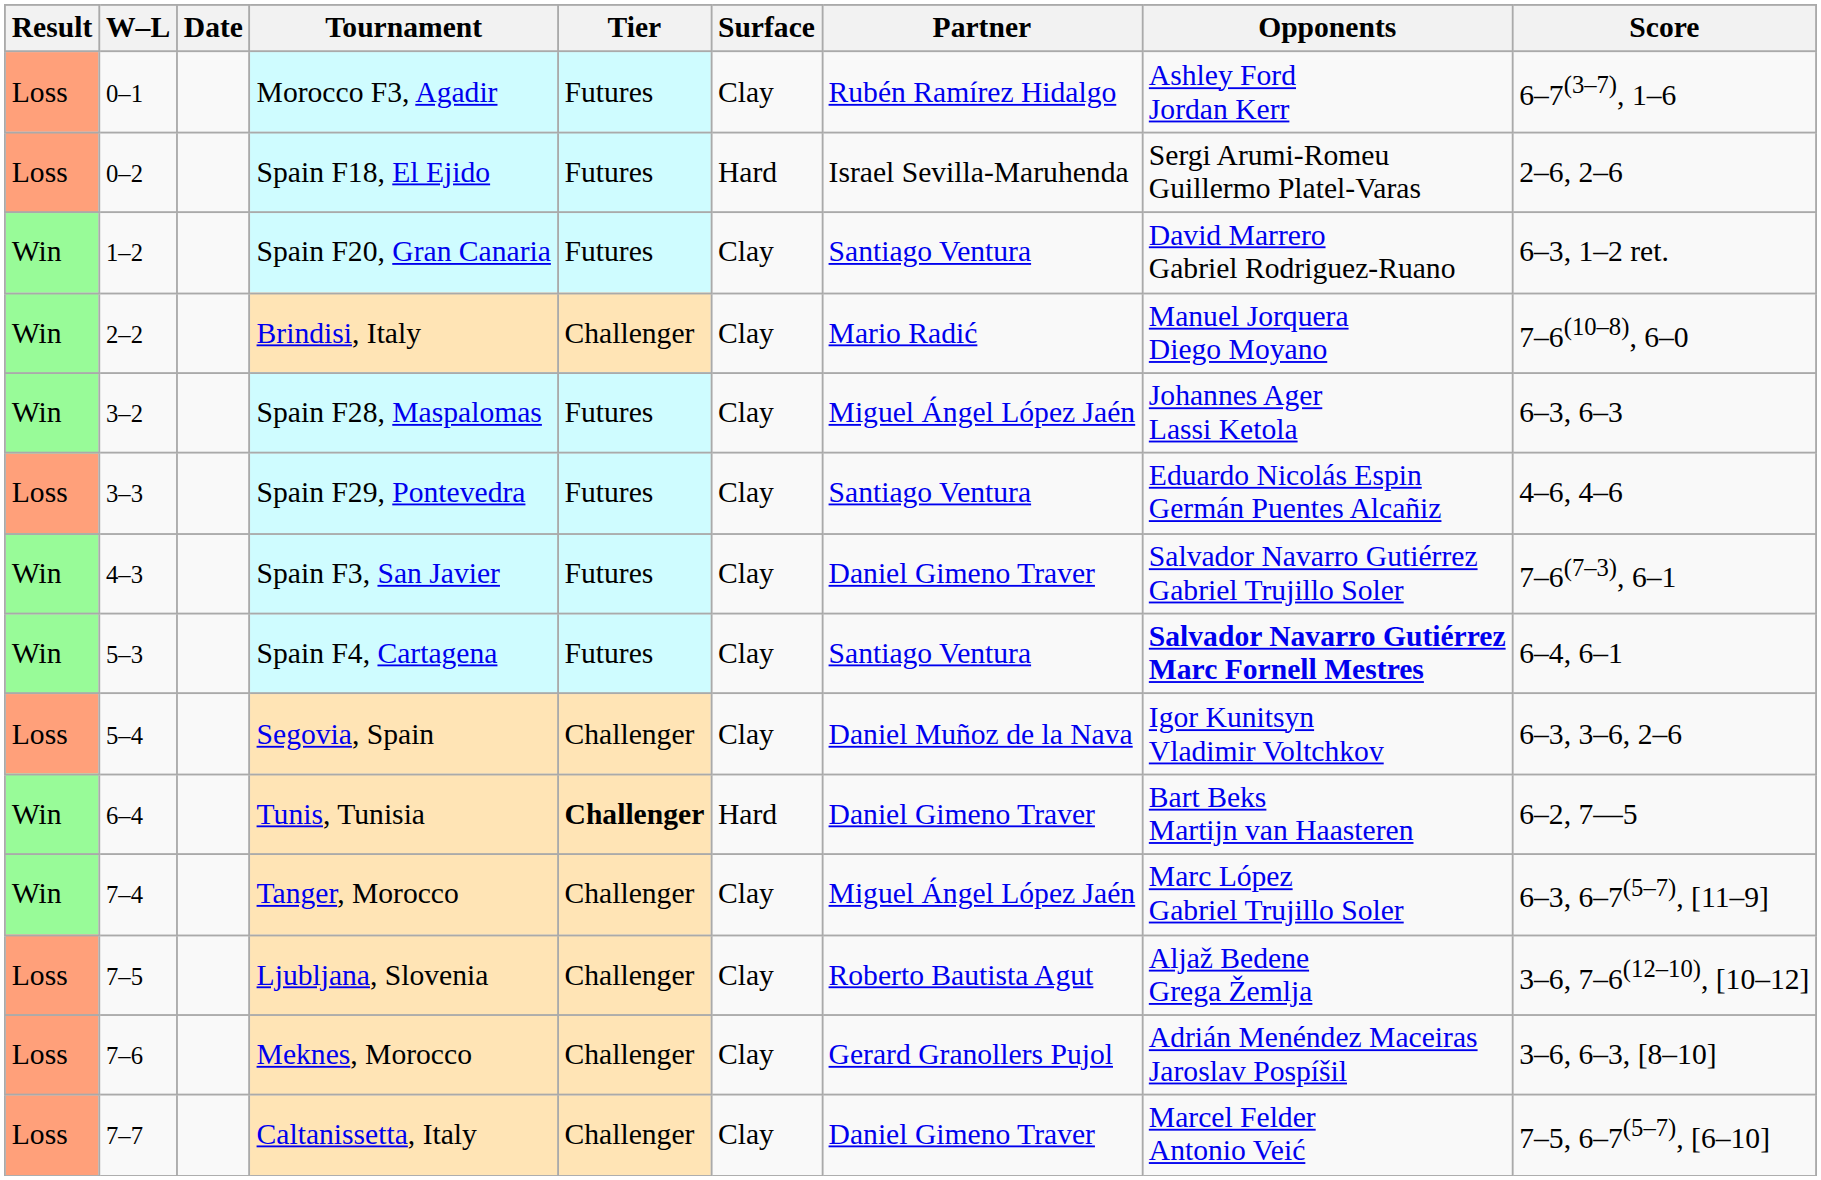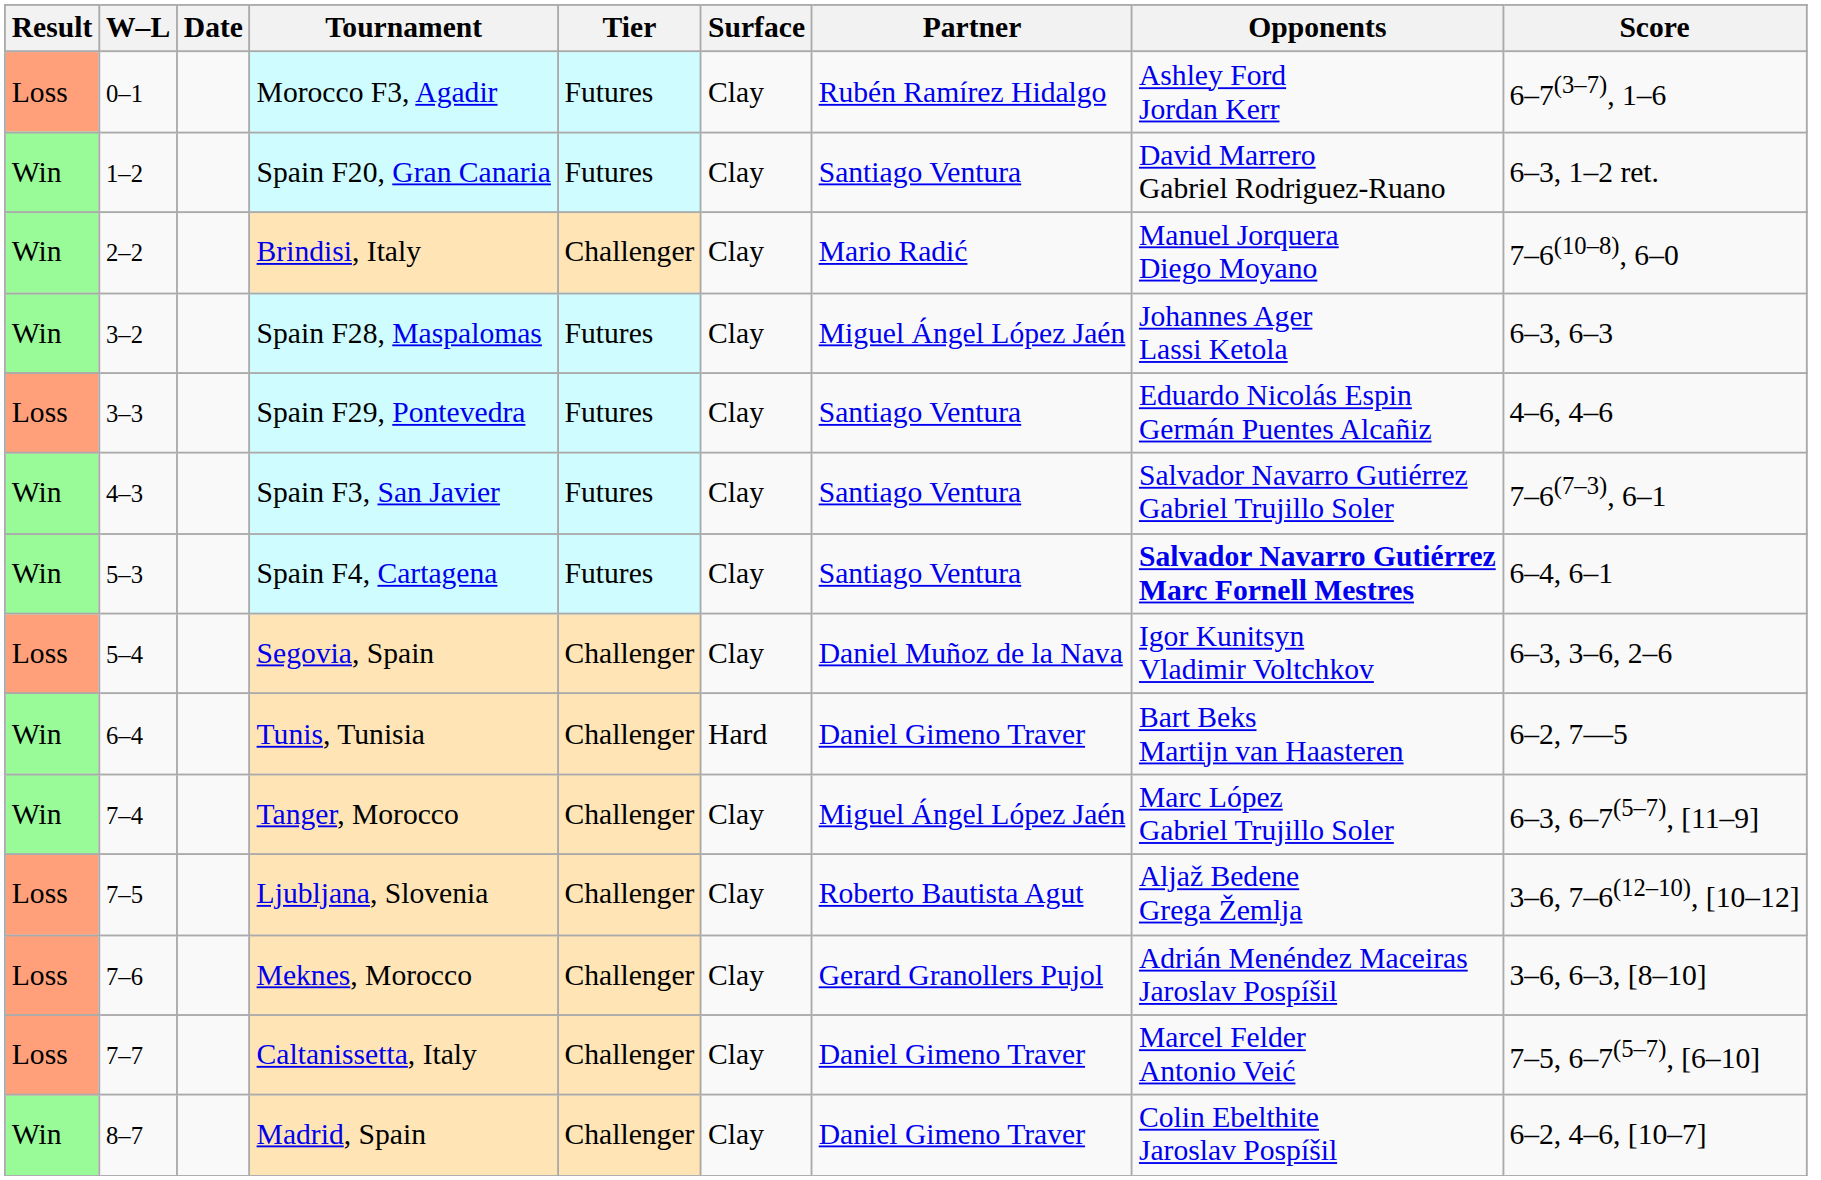- row: (373, 171)
(962, 573) Daniel Gimeno Traver -> (920, 492) Santiago Ventura
(634, 813) bold -> (629, 733) normal
+ row: (341, 1134)
